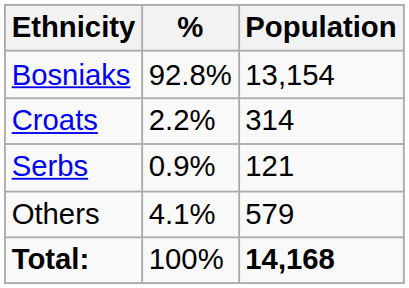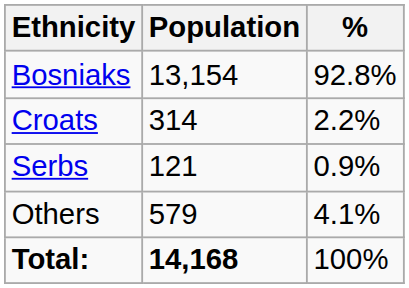columns swapped: (321, 27) <-> (190, 27)
